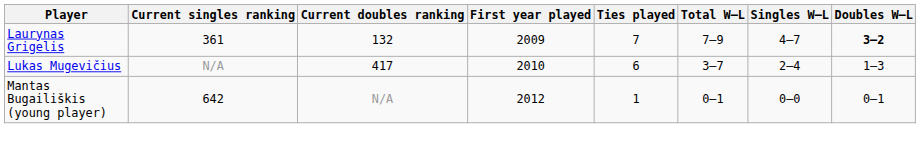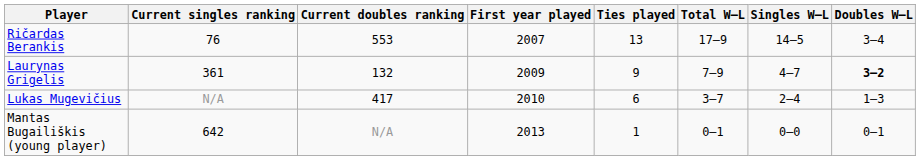+ row: (36, 40)
(636, 40) 7 -> (636, 73) 9
(531, 99) 2012 -> (531, 132) 2013
